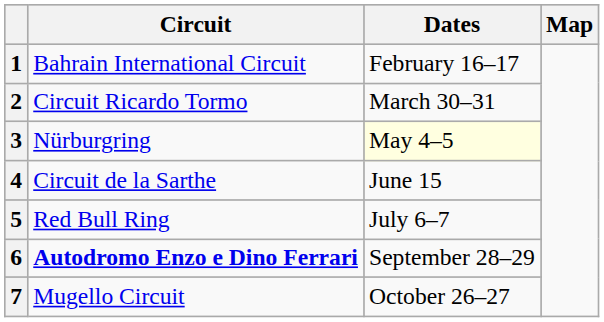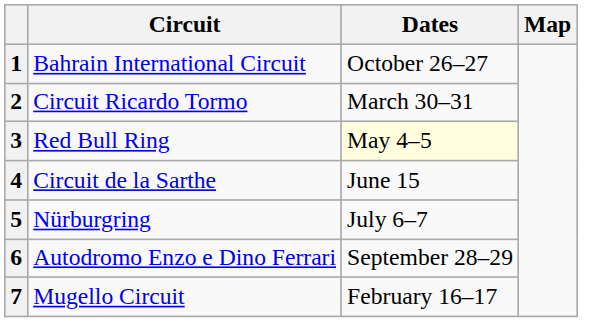(444, 63) February 16–17 -> (418, 63) October 26–27
(92, 141) Nürburgring -> (101, 141) Red Bull Ring
(101, 219) Red Bull Ring -> (92, 219) Nürburgring
(196, 258) bold -> (185, 258) normal
(439, 297) October 26–27 -> (422, 297) February 16–17
